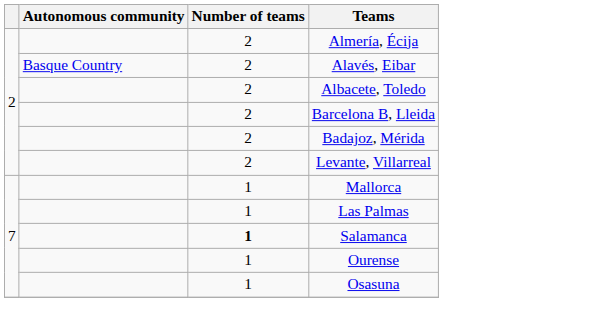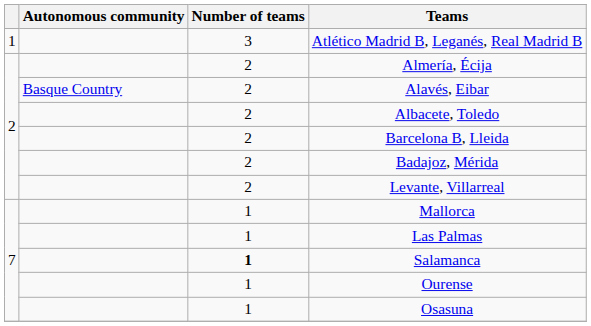+ row: (447, 41)
